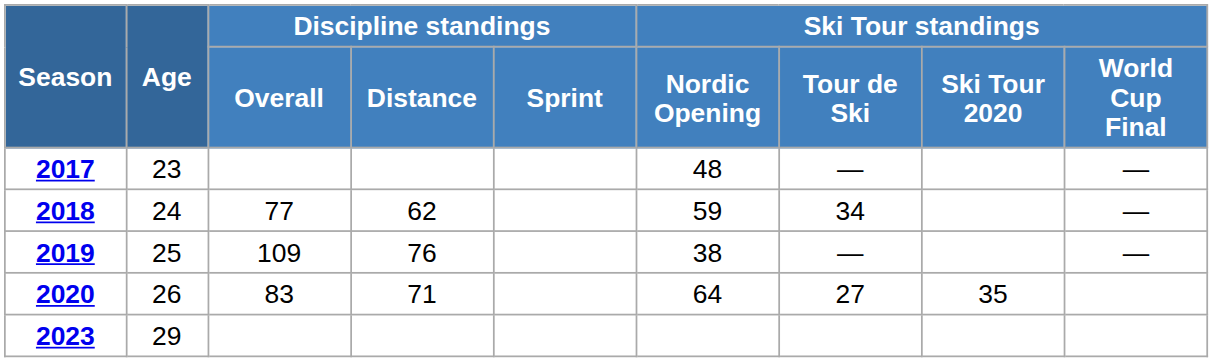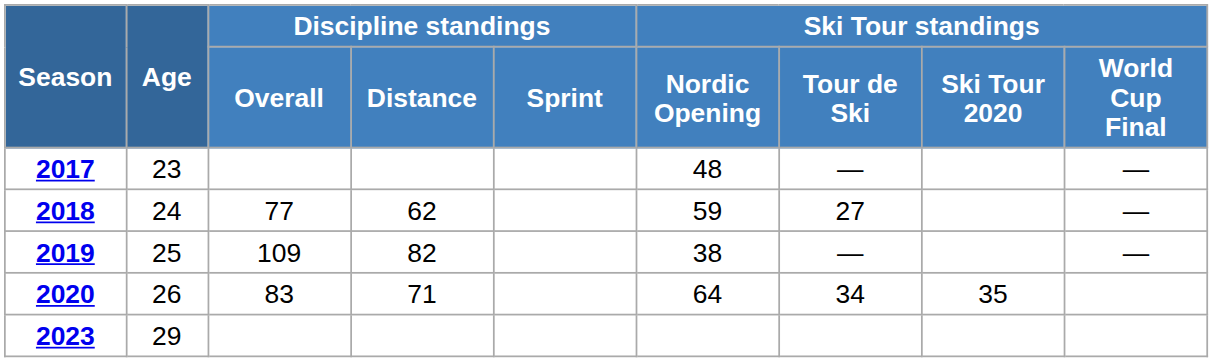(850, 211) 34 -> (850, 211) 27
(422, 253) 76 -> (422, 253) 82
(850, 294) 27 -> (850, 294) 34
